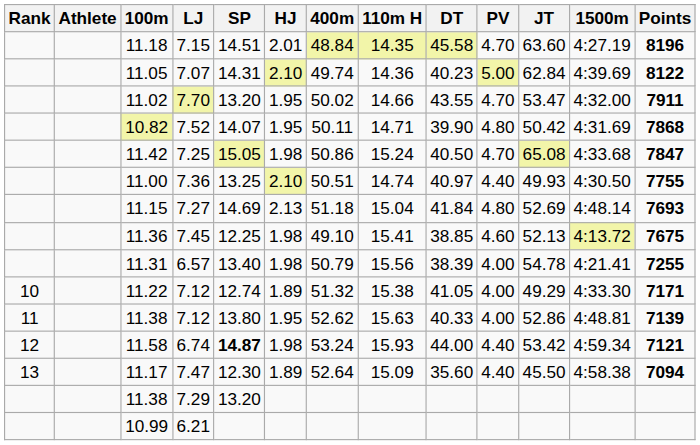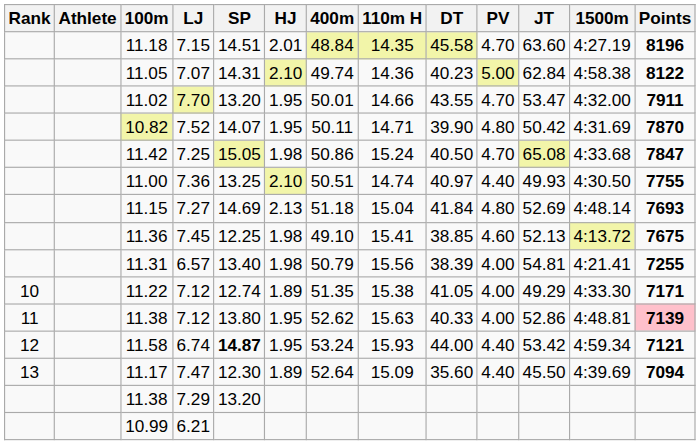(602, 73) 4:39.69 -> (602, 73) 4:58.38
(332, 100) 50.02 -> (332, 100) 50.01
(665, 127) 7868 -> (665, 127) 7870
(544, 263) 54.78 -> (544, 263) 54.81
(332, 290) 51.32 -> (332, 290) 51.35
(665, 317) no background -> (665, 317) pink background
(286, 345) 1.98 -> (286, 345) 1.95
(602, 372) 4:58.38 -> (602, 372) 4:39.69
